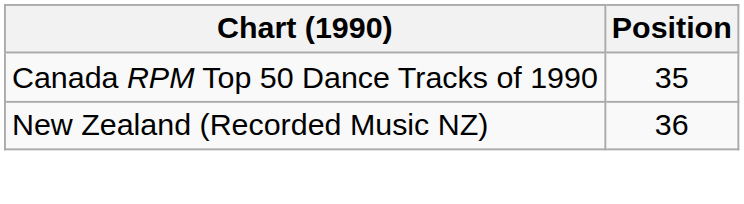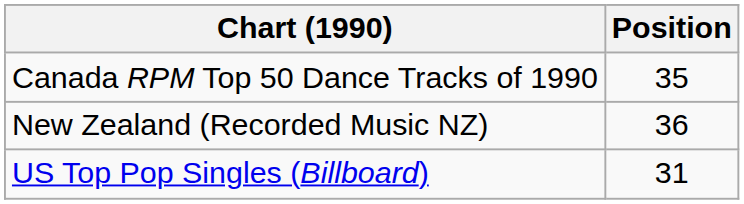+ row: (220, 173)
